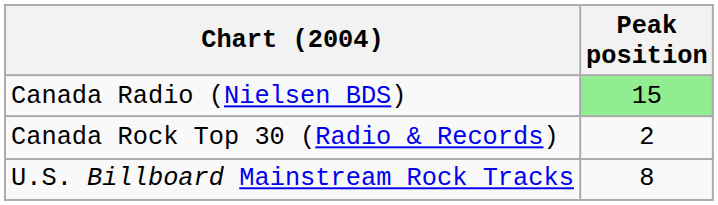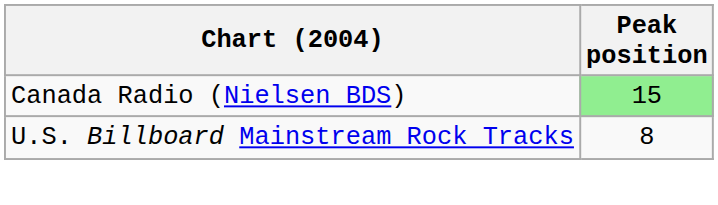- row: (285, 138)
